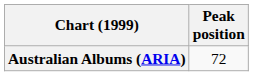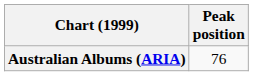(219, 58) 72 -> (219, 58) 76
